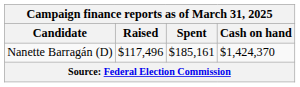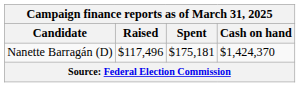(192, 52) $185,161 -> (192, 52) $175,181
